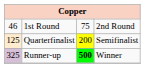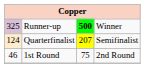rows swapped: (42, 26) <-> (42, 56)
(13, 41) 125 -> (13, 41) 124
(85, 41) 200 -> (85, 41) 207
